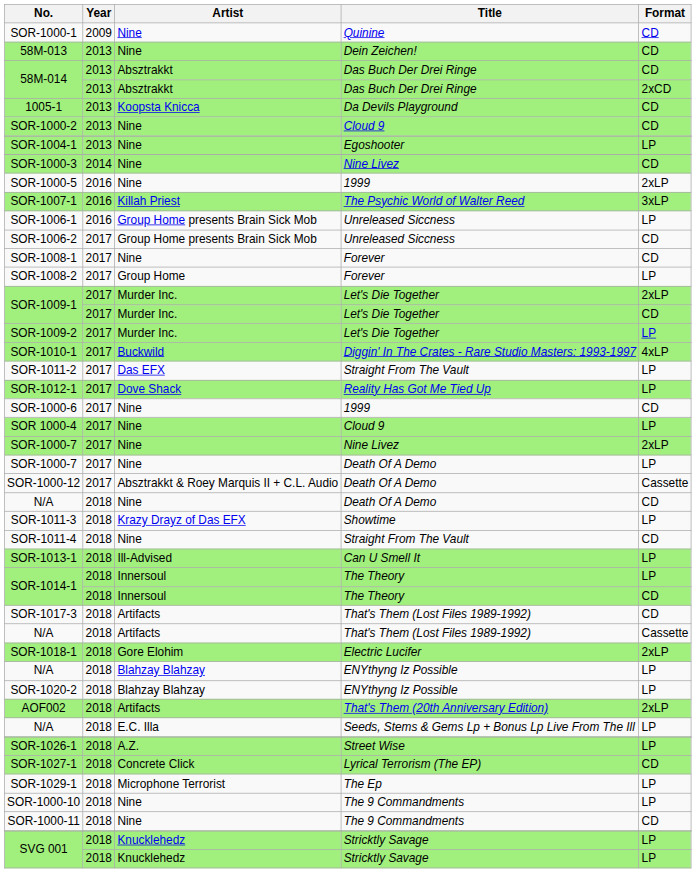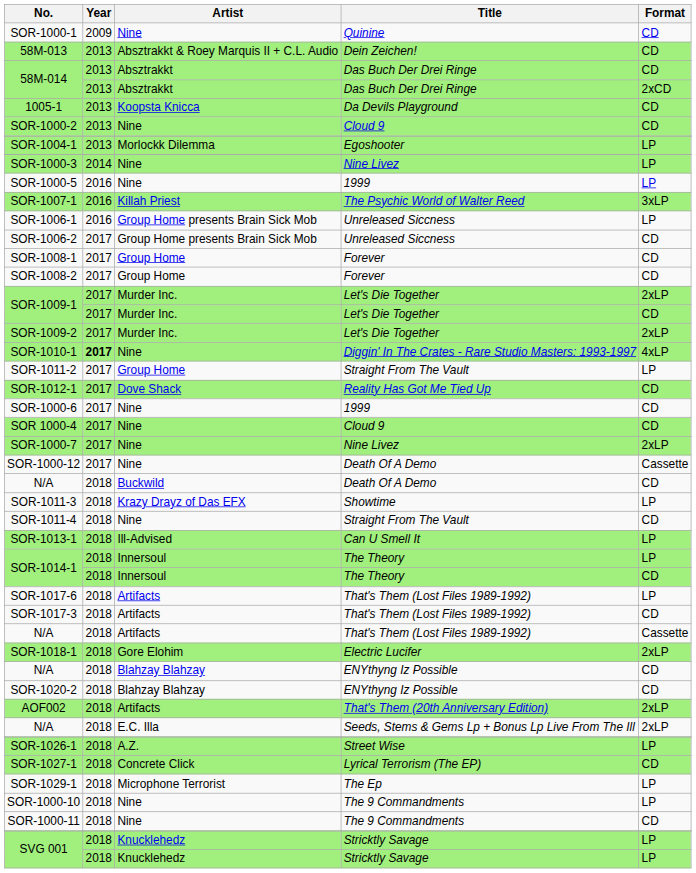(130, 51) Nine -> (228, 51) Absztrakkt & Roey Marquis II + C.L. Audio
(130, 145) Nine -> (166, 145) Morlockk Dilemma
(650, 164) CD -> (649, 164) LP
(655, 182) 2xLP -> (649, 182) LP
(130, 257) Nine -> (151, 257) Group Home
(649, 276) LP -> (650, 276) CD
(649, 333) LP -> (655, 333) 2xLP
(99, 351) normal -> (99, 351) bold
(141, 351) Buckwild -> (130, 351) Nine
(141, 370) Das EFX -> (151, 370) Group Home
(649, 389) LP -> (650, 389) CD
(649, 426) LP -> (650, 426) CD
- row: (44, 464)
(228, 483) Absztrakkt & Roey Marquis II + C.L. Audio -> (130, 464) Nine
(130, 502) Nine -> (141, 483) Buckwild
+ row: (44, 595)
(649, 671) LP -> (650, 671) CD
(649, 689) LP -> (650, 689) CD
(649, 727) LP -> (655, 727) 2xLP
